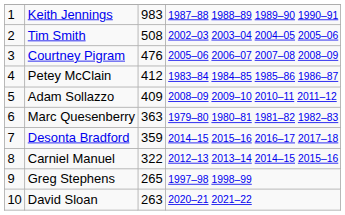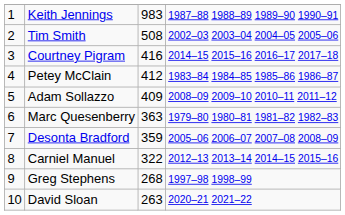(152, 55) 476 -> (152, 55) 416
(253, 56) 2005–06 2006–07 2007–08 2008–09 -> (253, 56) 2014–15 2015–16 2016–17 2017–18
(253, 138) 2014–15 2015–16 2016–17 2017–18 -> (253, 138) 2005–06 2006–07 2007–08 2008–09
(152, 179) 265 -> (152, 179) 268
